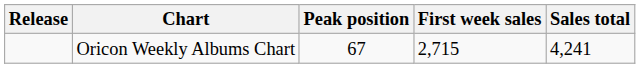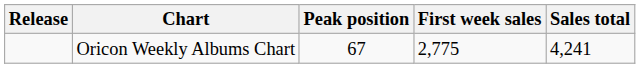(438, 48) 2,715 -> (438, 48) 2,775
